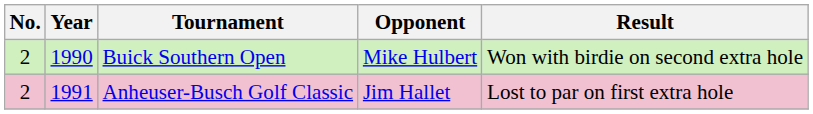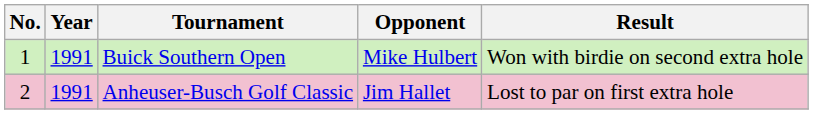(25, 56) 2 -> (25, 56) 1
(72, 56) 1990 -> (72, 56) 1991
